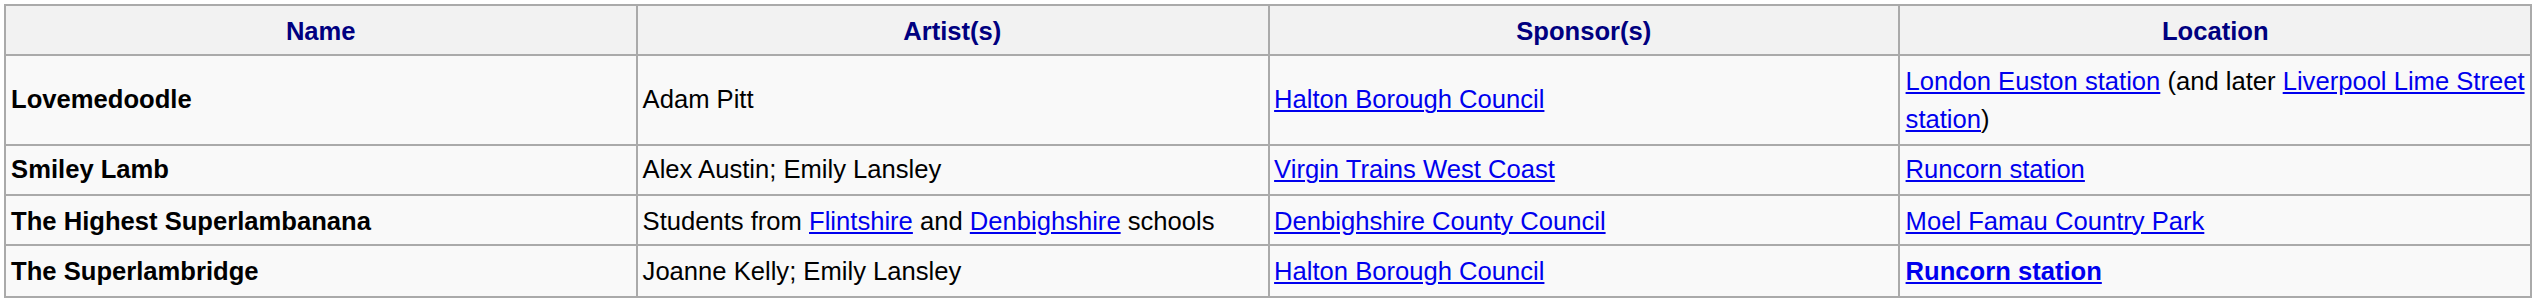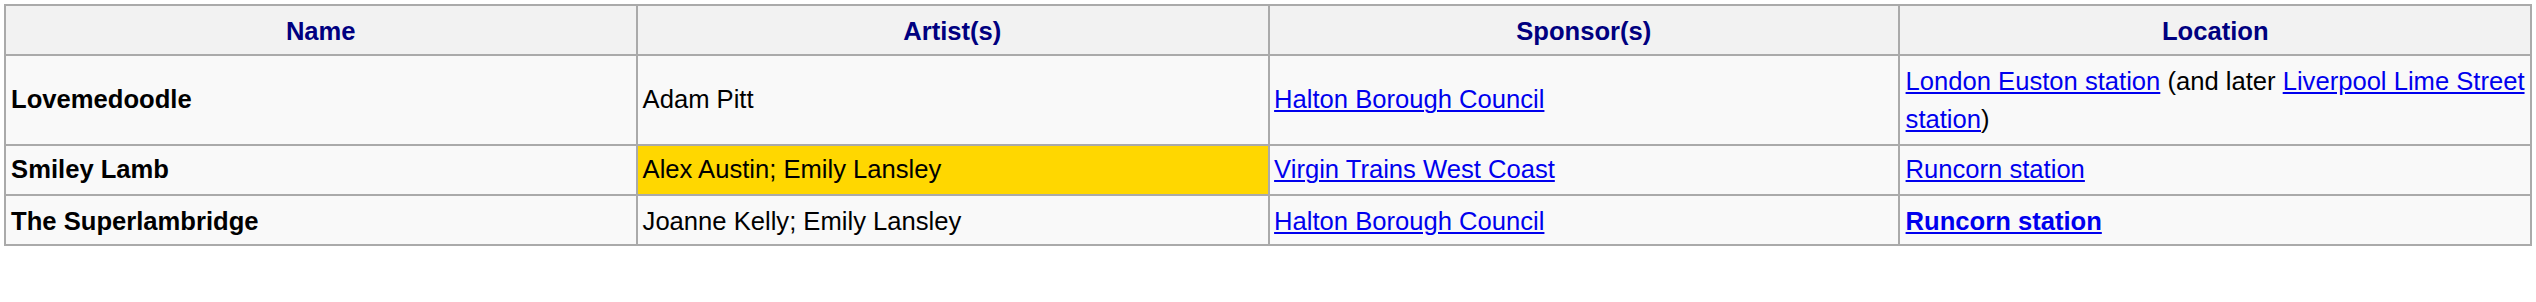(792, 169) no background -> (792, 169) gold background
- row: (191, 220)
